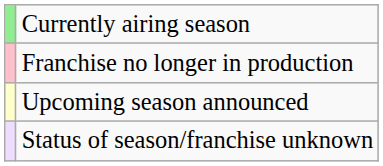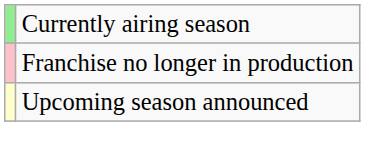- row: (197, 140)
